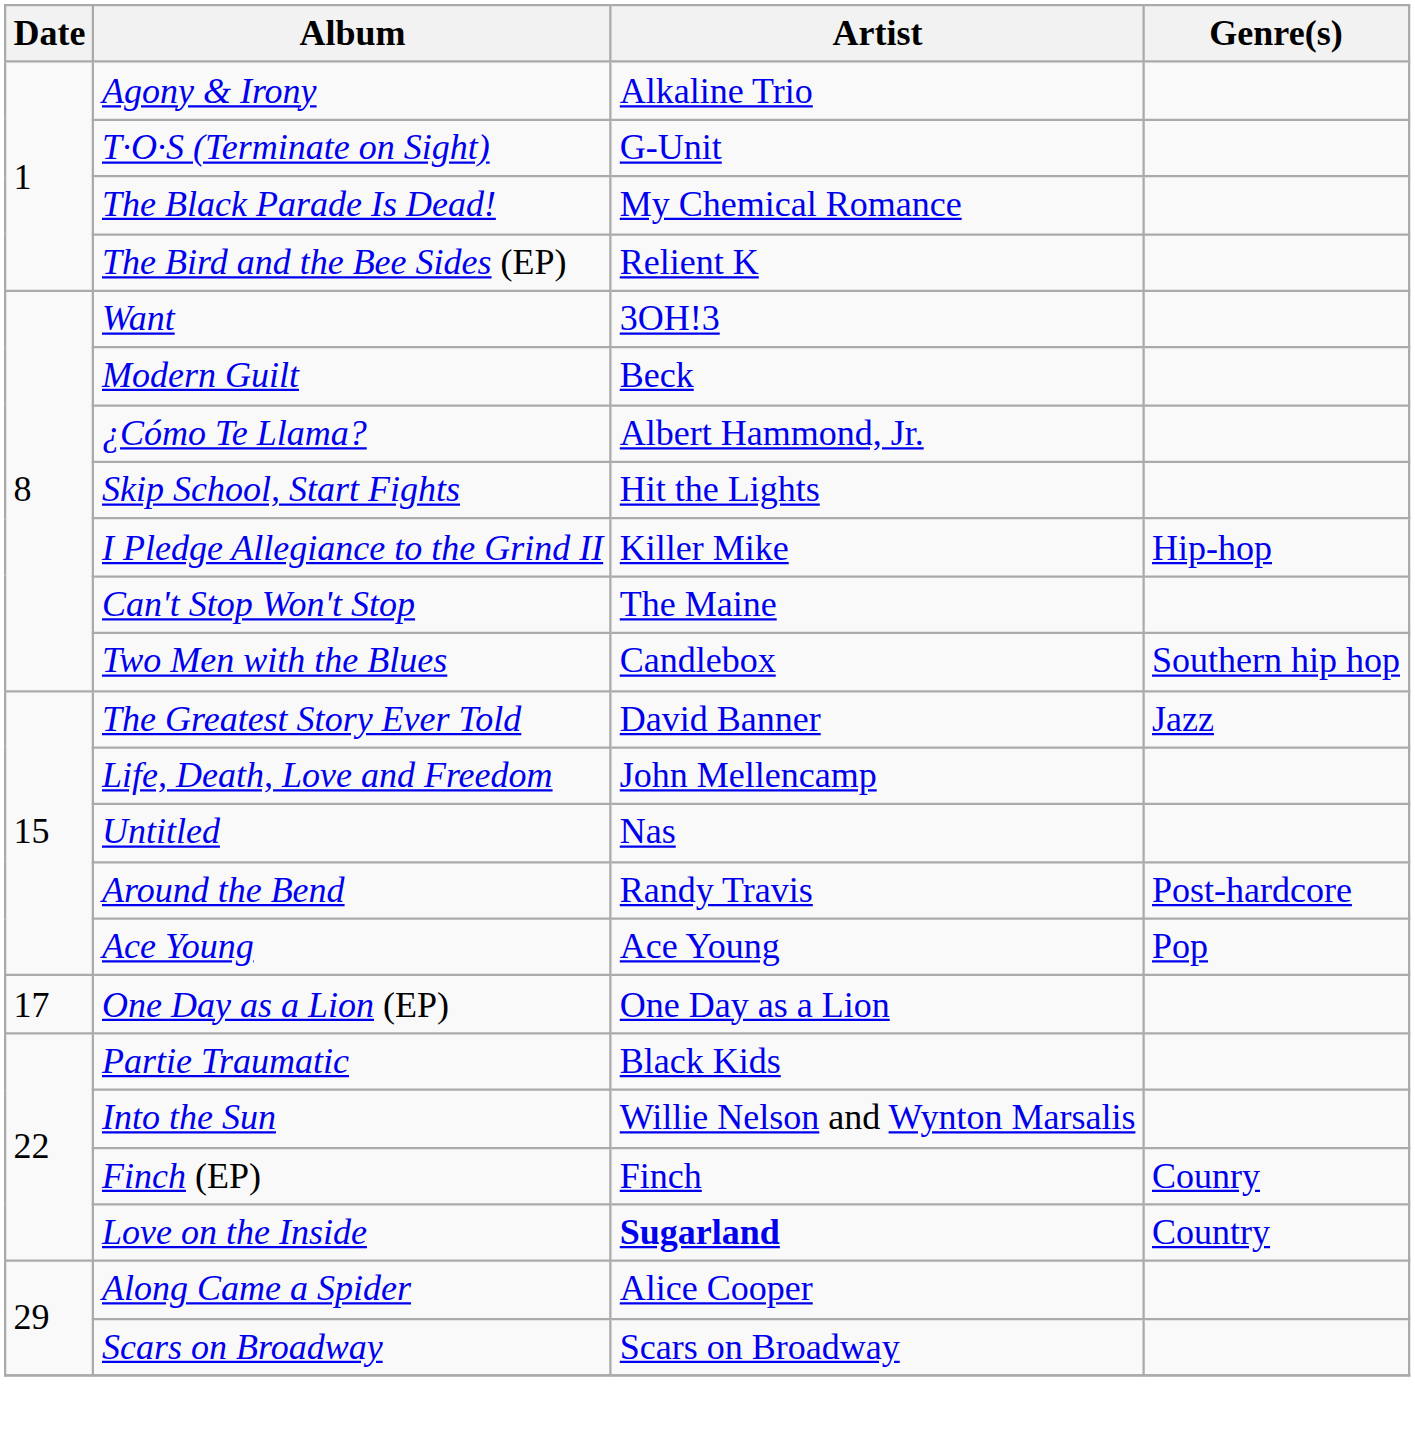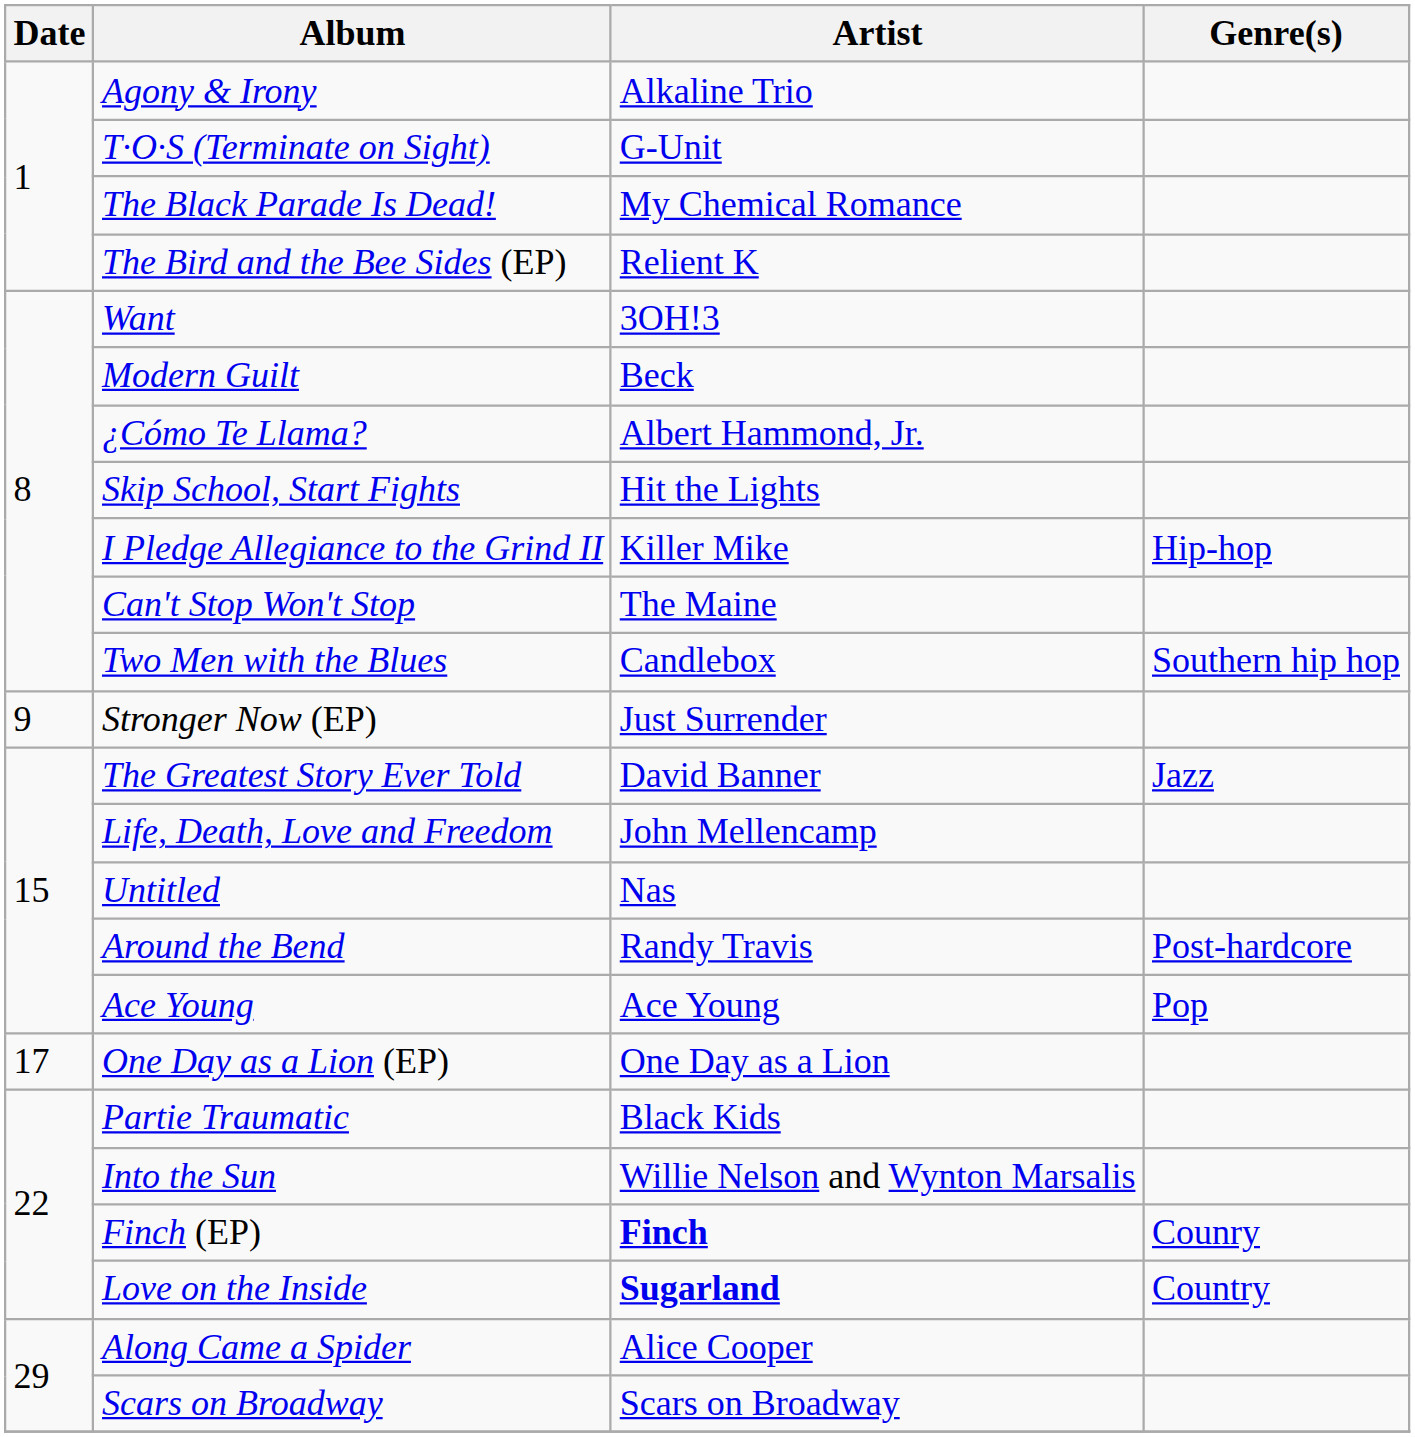+ row: (239, 718)
(661, 1174) normal -> (664, 1232) bold
